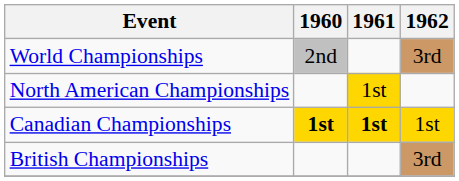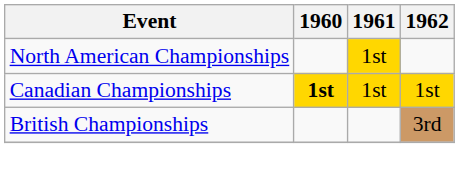- row: (106, 55)
(374, 124) bold -> (374, 90) normal
